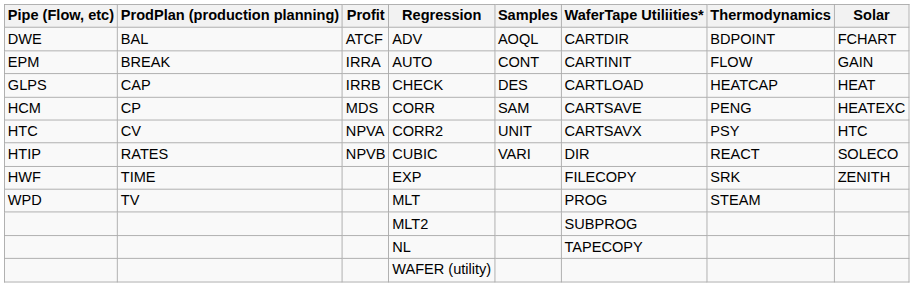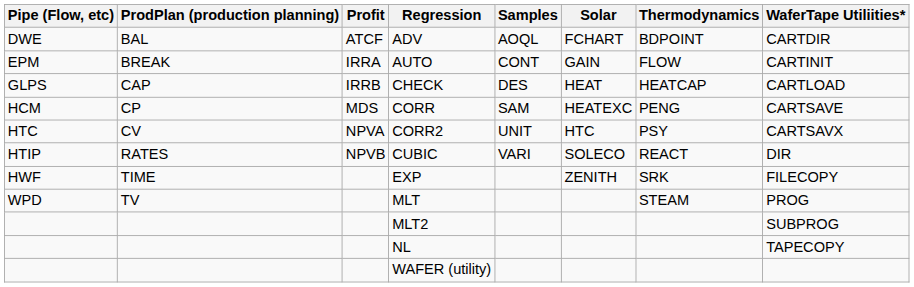columns swapped: (871, 16) <-> (634, 16)
